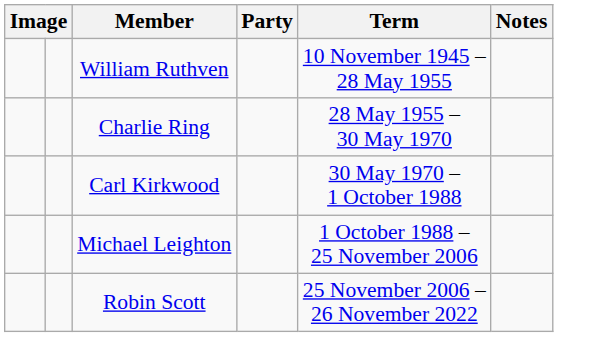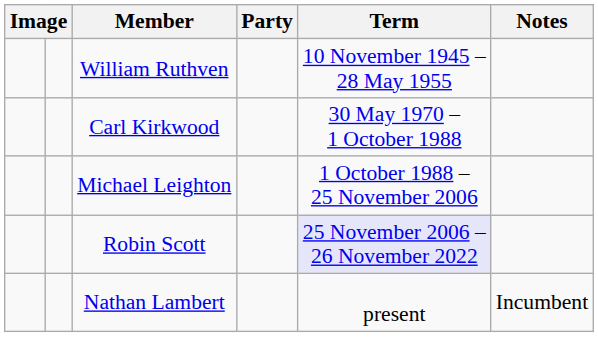- row: (154, 126)
(394, 302) no background -> (394, 243) lavender background
+ row: (154, 302)
